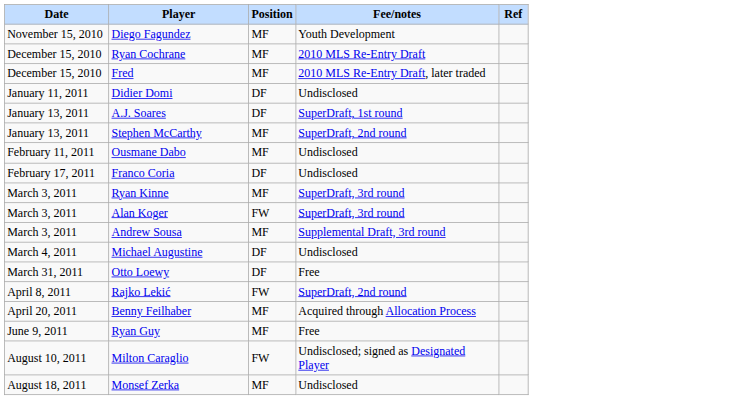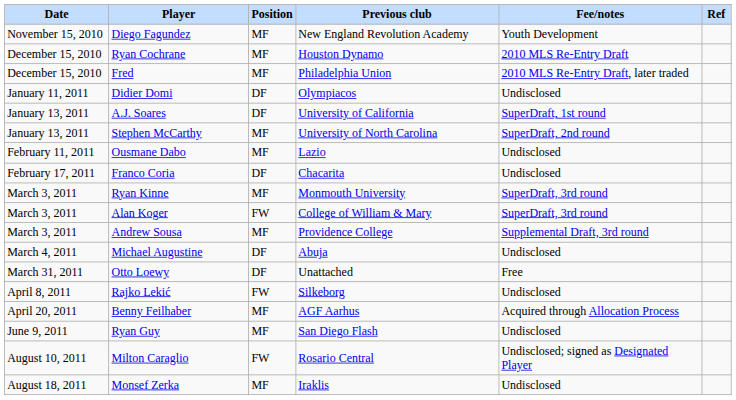+ column: (397, 14)
(352, 291) SuperDraft, 2nd round -> (531, 291) Undisclosed
(309, 331) Free -> (531, 331) Undisclosed
